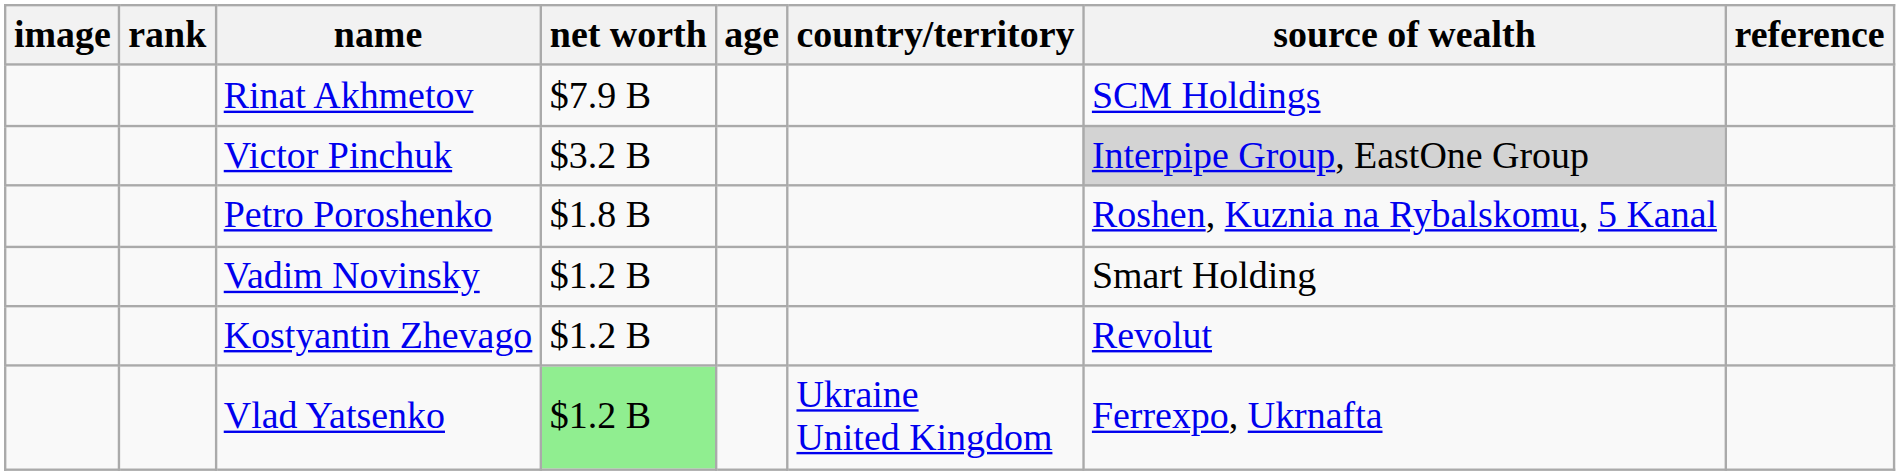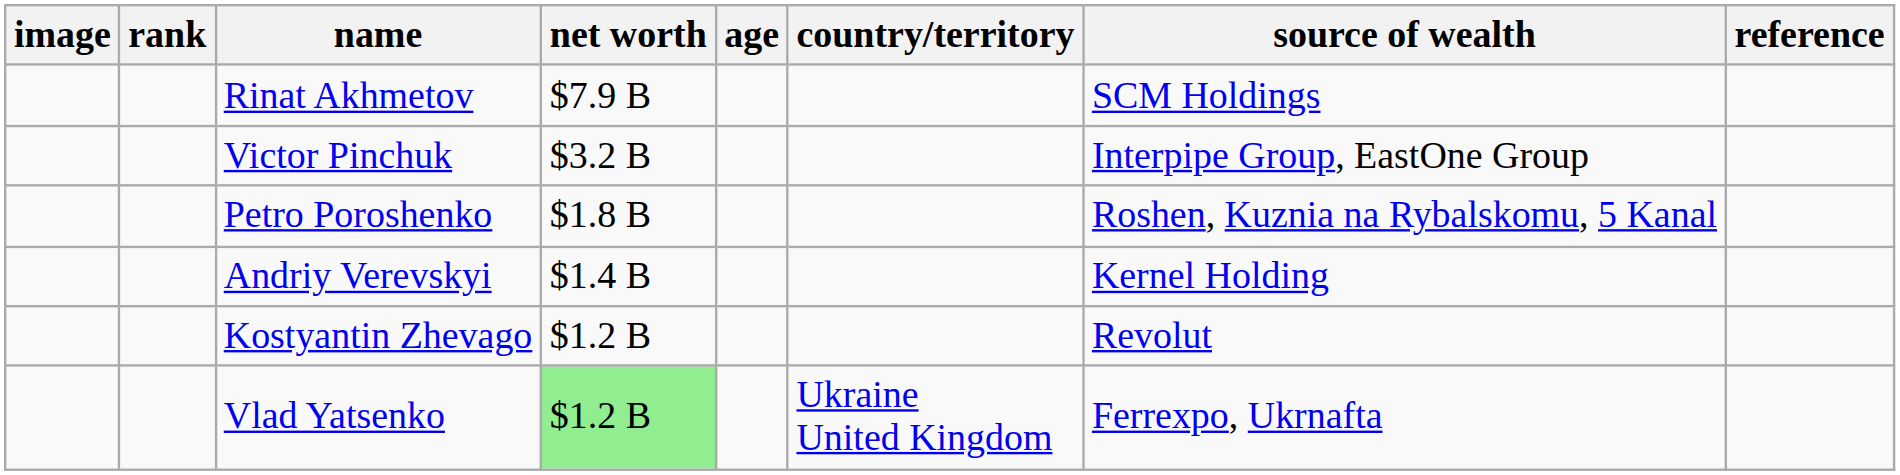(1340, 154) lightgrey background -> (1340, 154) no background
+ row: (358, 275)
- row: (352, 275)
